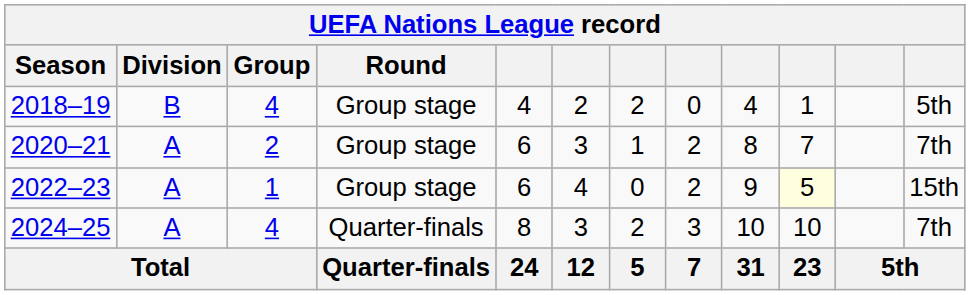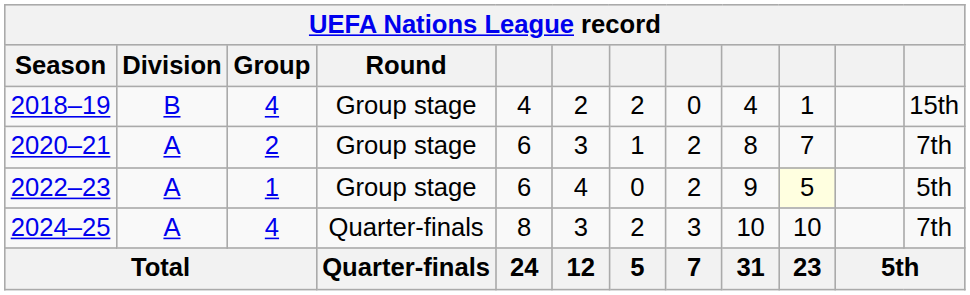(934, 106) 5th -> (934, 106) 15th
(934, 187) 15th -> (934, 187) 5th
